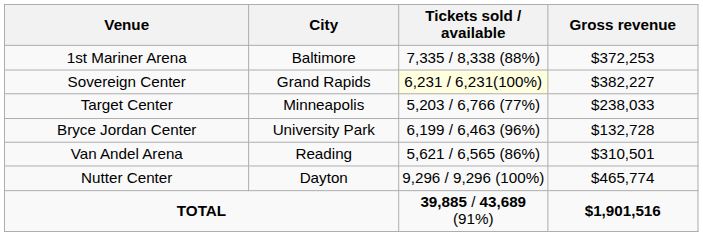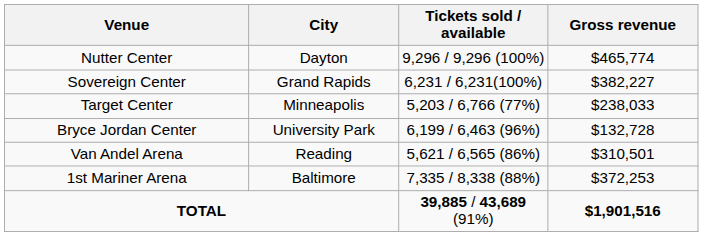rows swapped: (127, 178) <-> (127, 57)
(473, 81) lightyellow background -> (473, 81) no background
